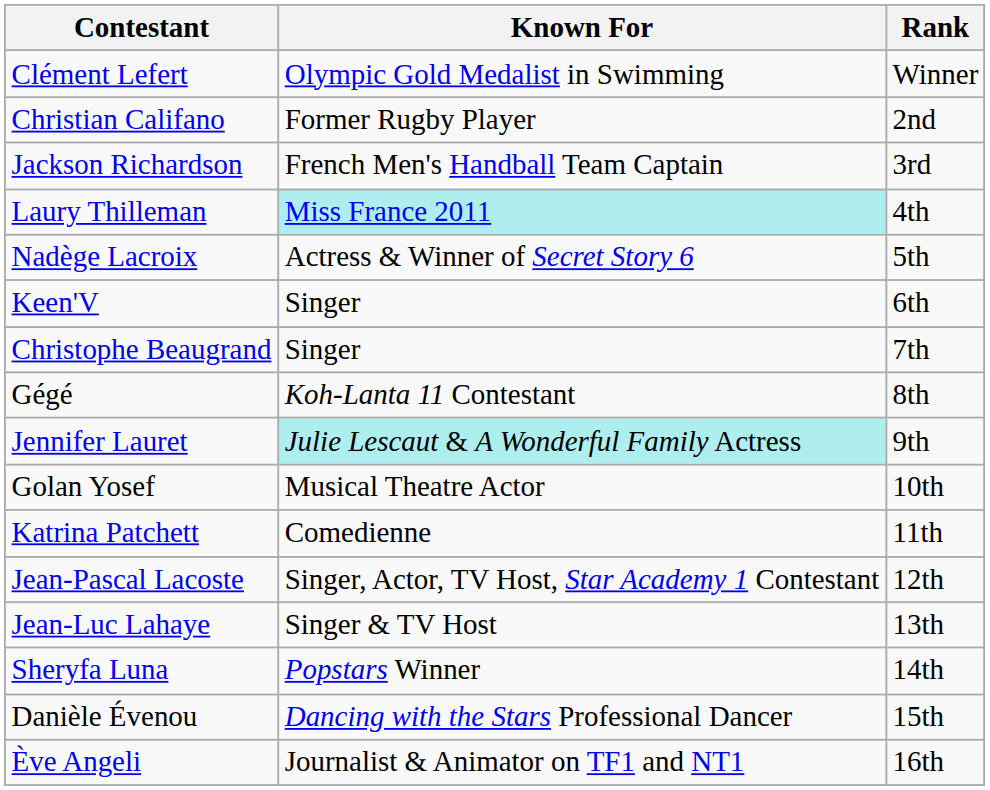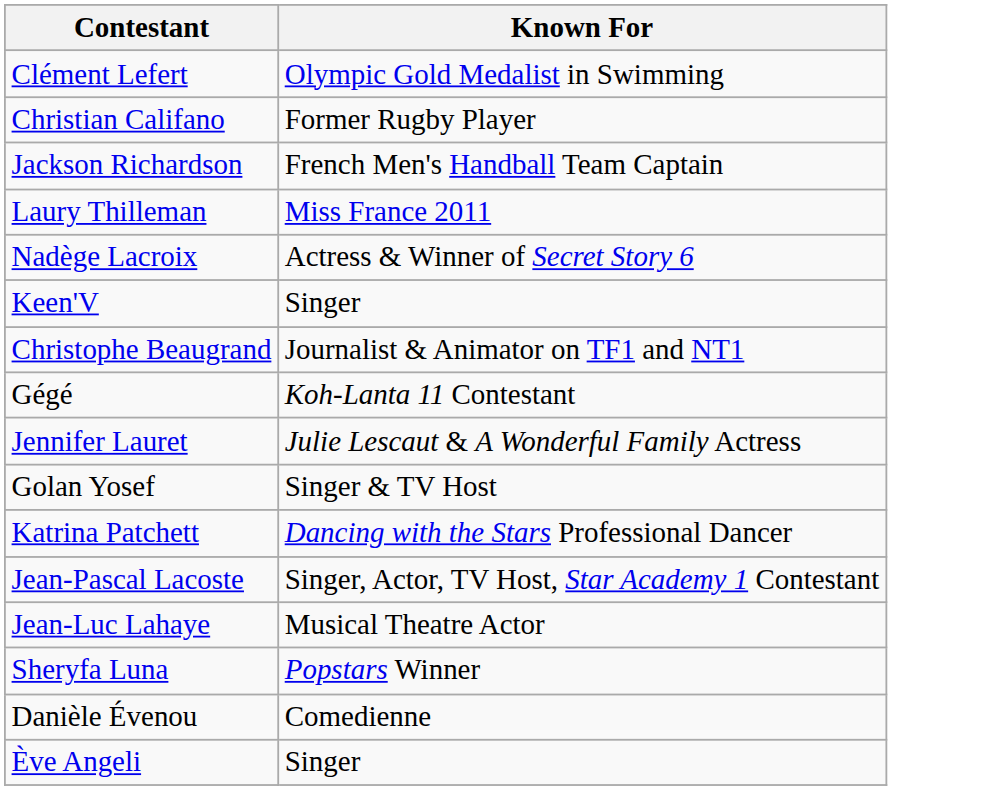- column: (935, 27)
(388, 211) paleturquoise background -> (388, 211) no background
(323, 348) Singer -> (515, 348) Journalist & Animator on TF1 and NT1
(543, 440) paleturquoise background -> (543, 440) no background
(415, 486) Musical Theatre Actor -> (391, 486) Singer & TV Host
(358, 532) Comedienne -> (538, 532) Dancing with the Stars Professional Dancer
(391, 624) Singer & TV Host -> (415, 624) Musical Theatre Actor
(538, 716) Dancing with the Stars Professional Dancer -> (358, 716) Comedienne
(515, 762) Journalist & Animator on TF1 and NT1 -> (323, 762) Singer
